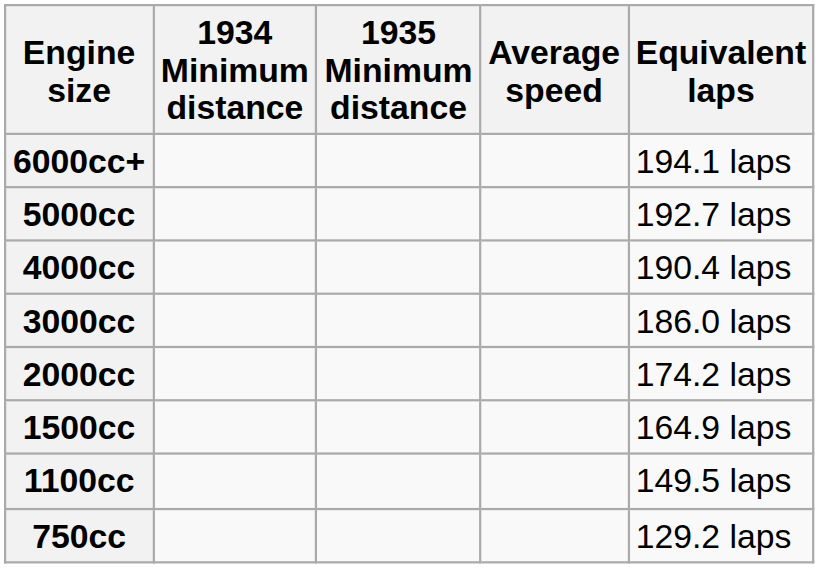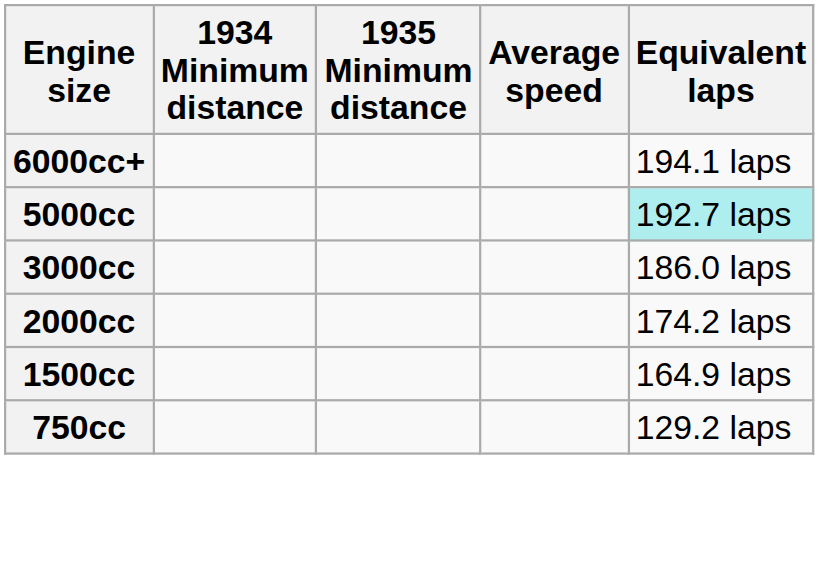(713, 214) no background -> (713, 214) paleturquoise background
- row: (79, 268)
- row: (79, 481)
